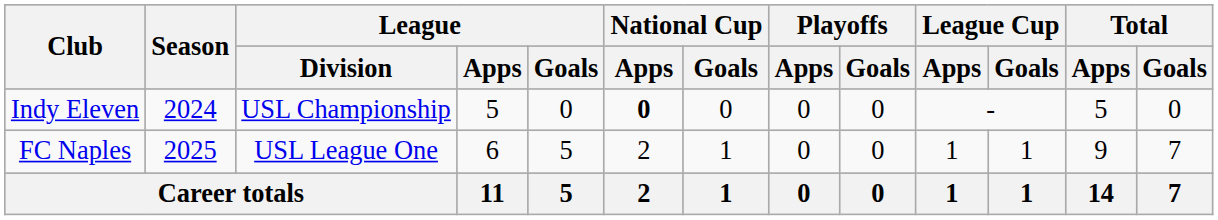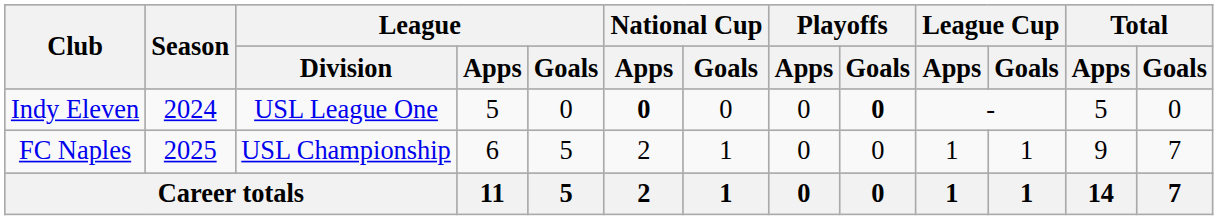(346, 109) USL Championship -> (346, 109) USL League One
(878, 109) normal -> (878, 109) bold
(346, 151) USL League One -> (346, 151) USL Championship
